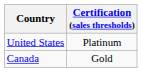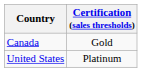rows swapped: (23, 59) <-> (36, 42)
